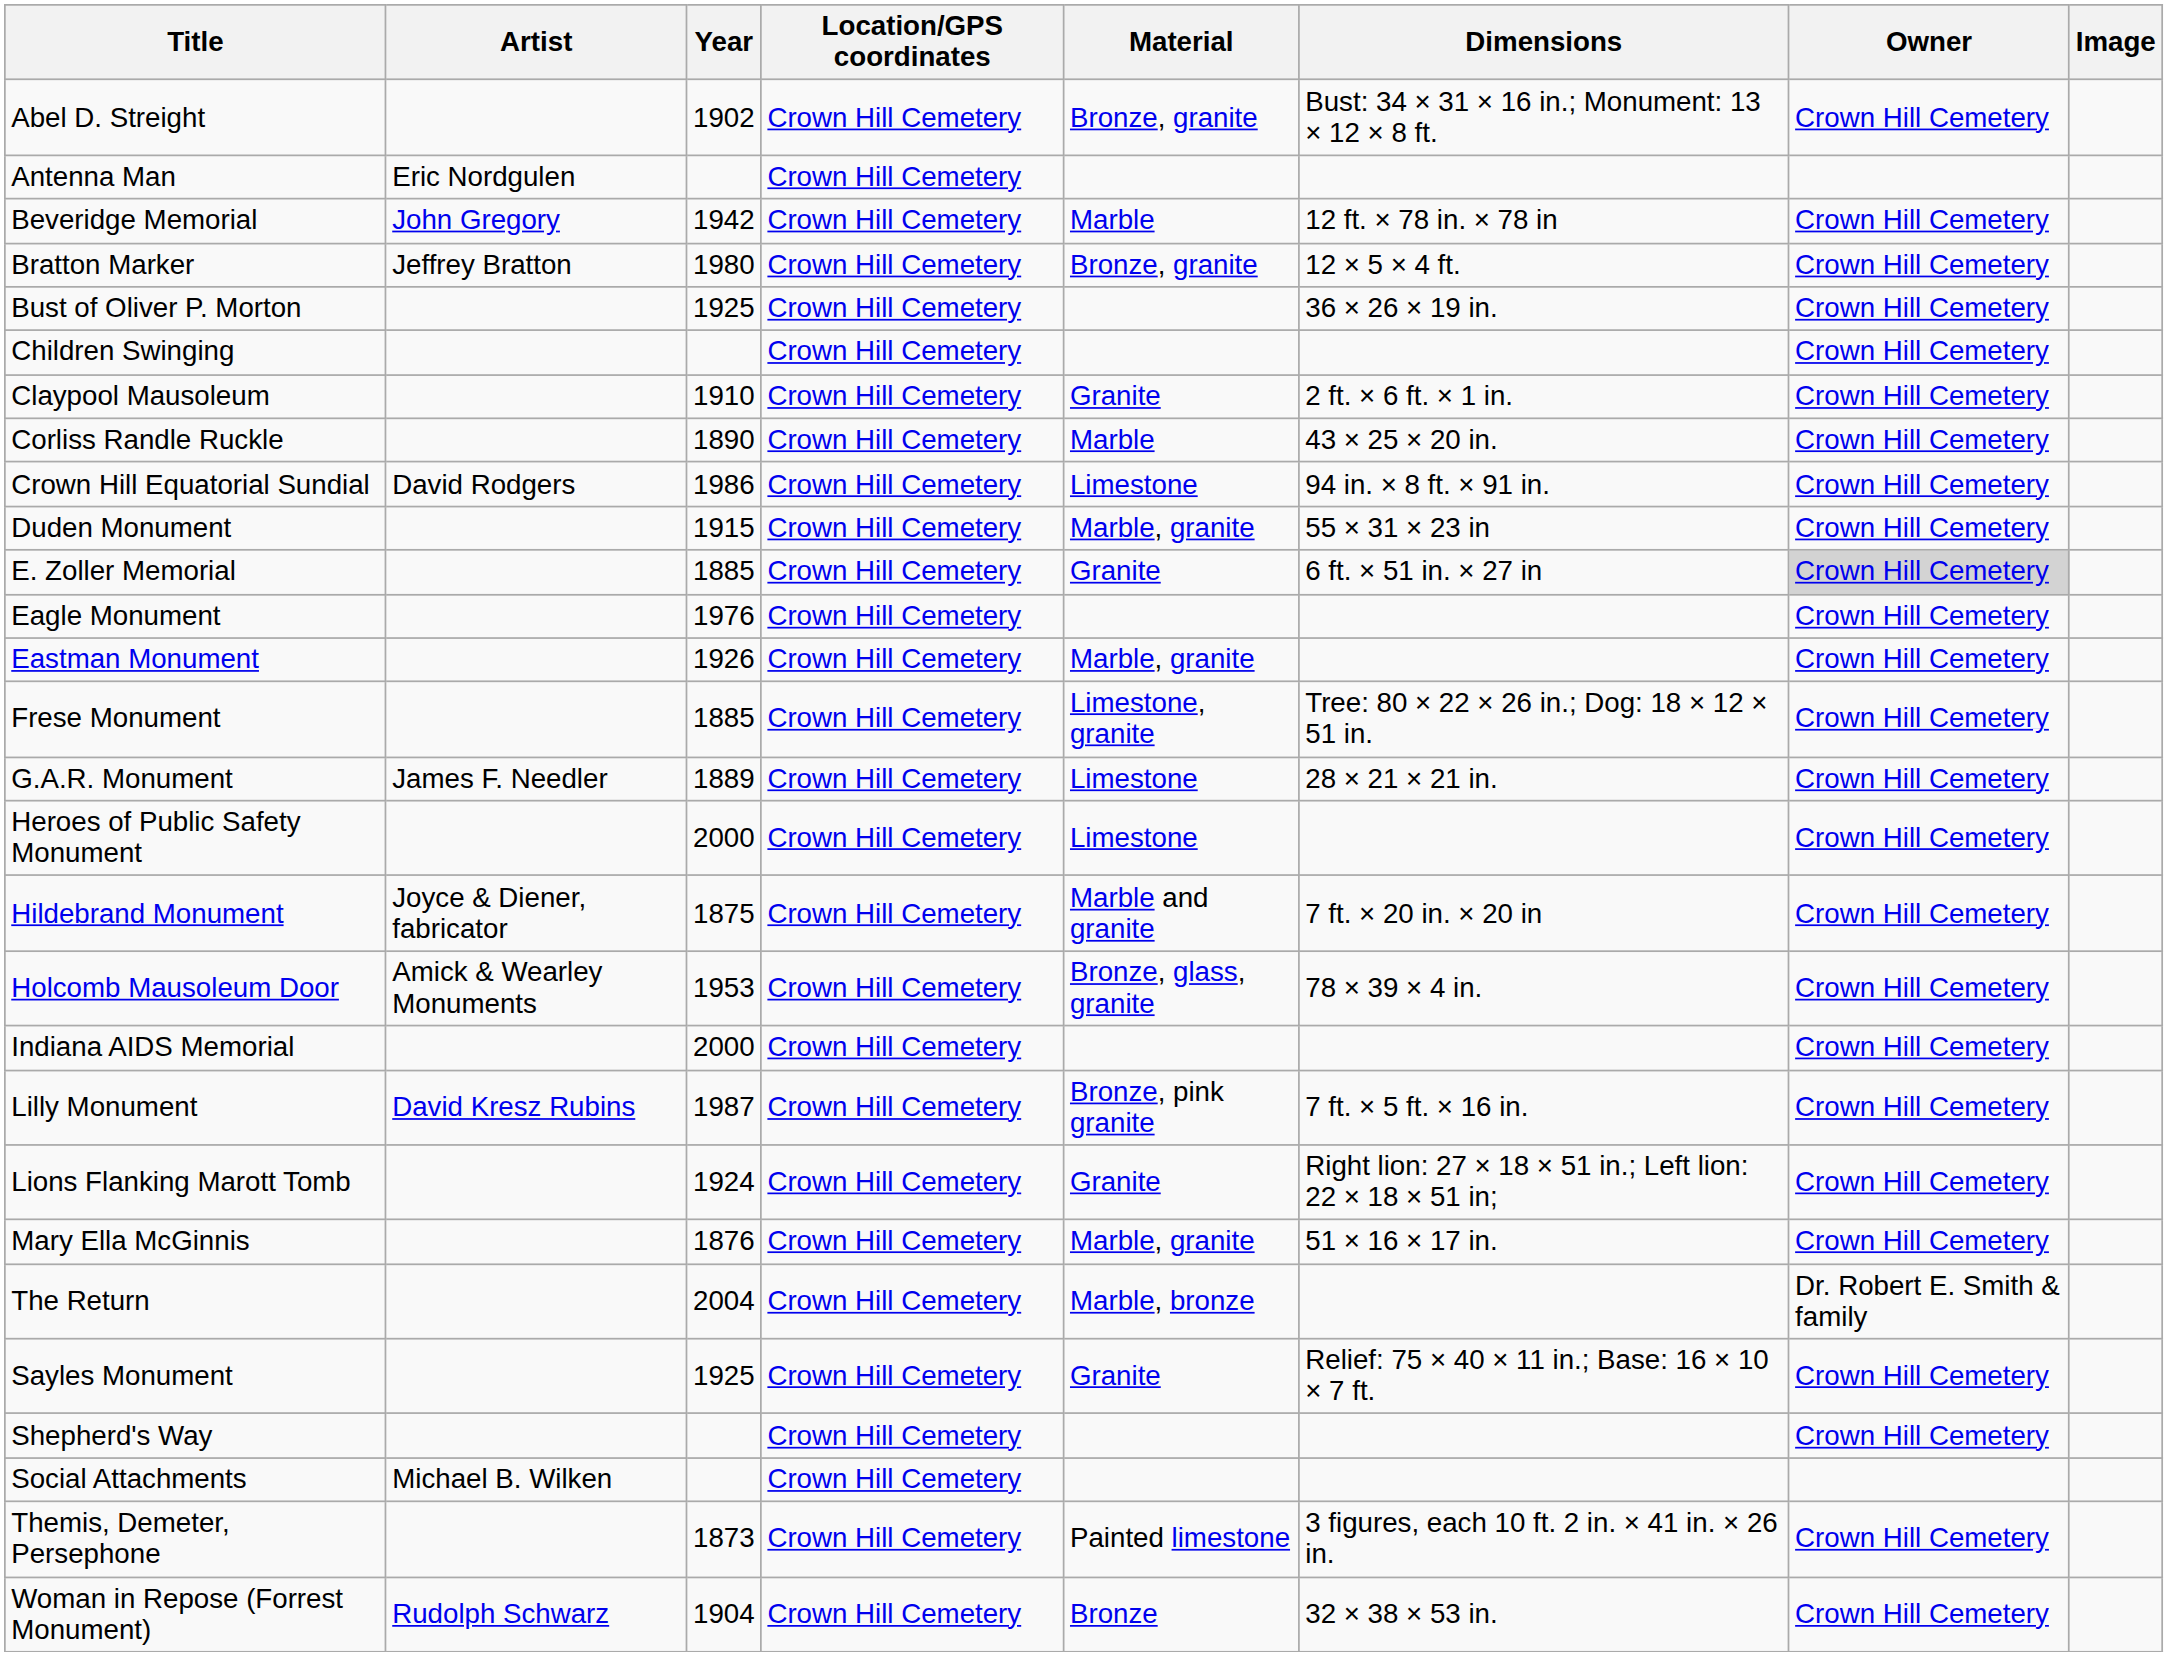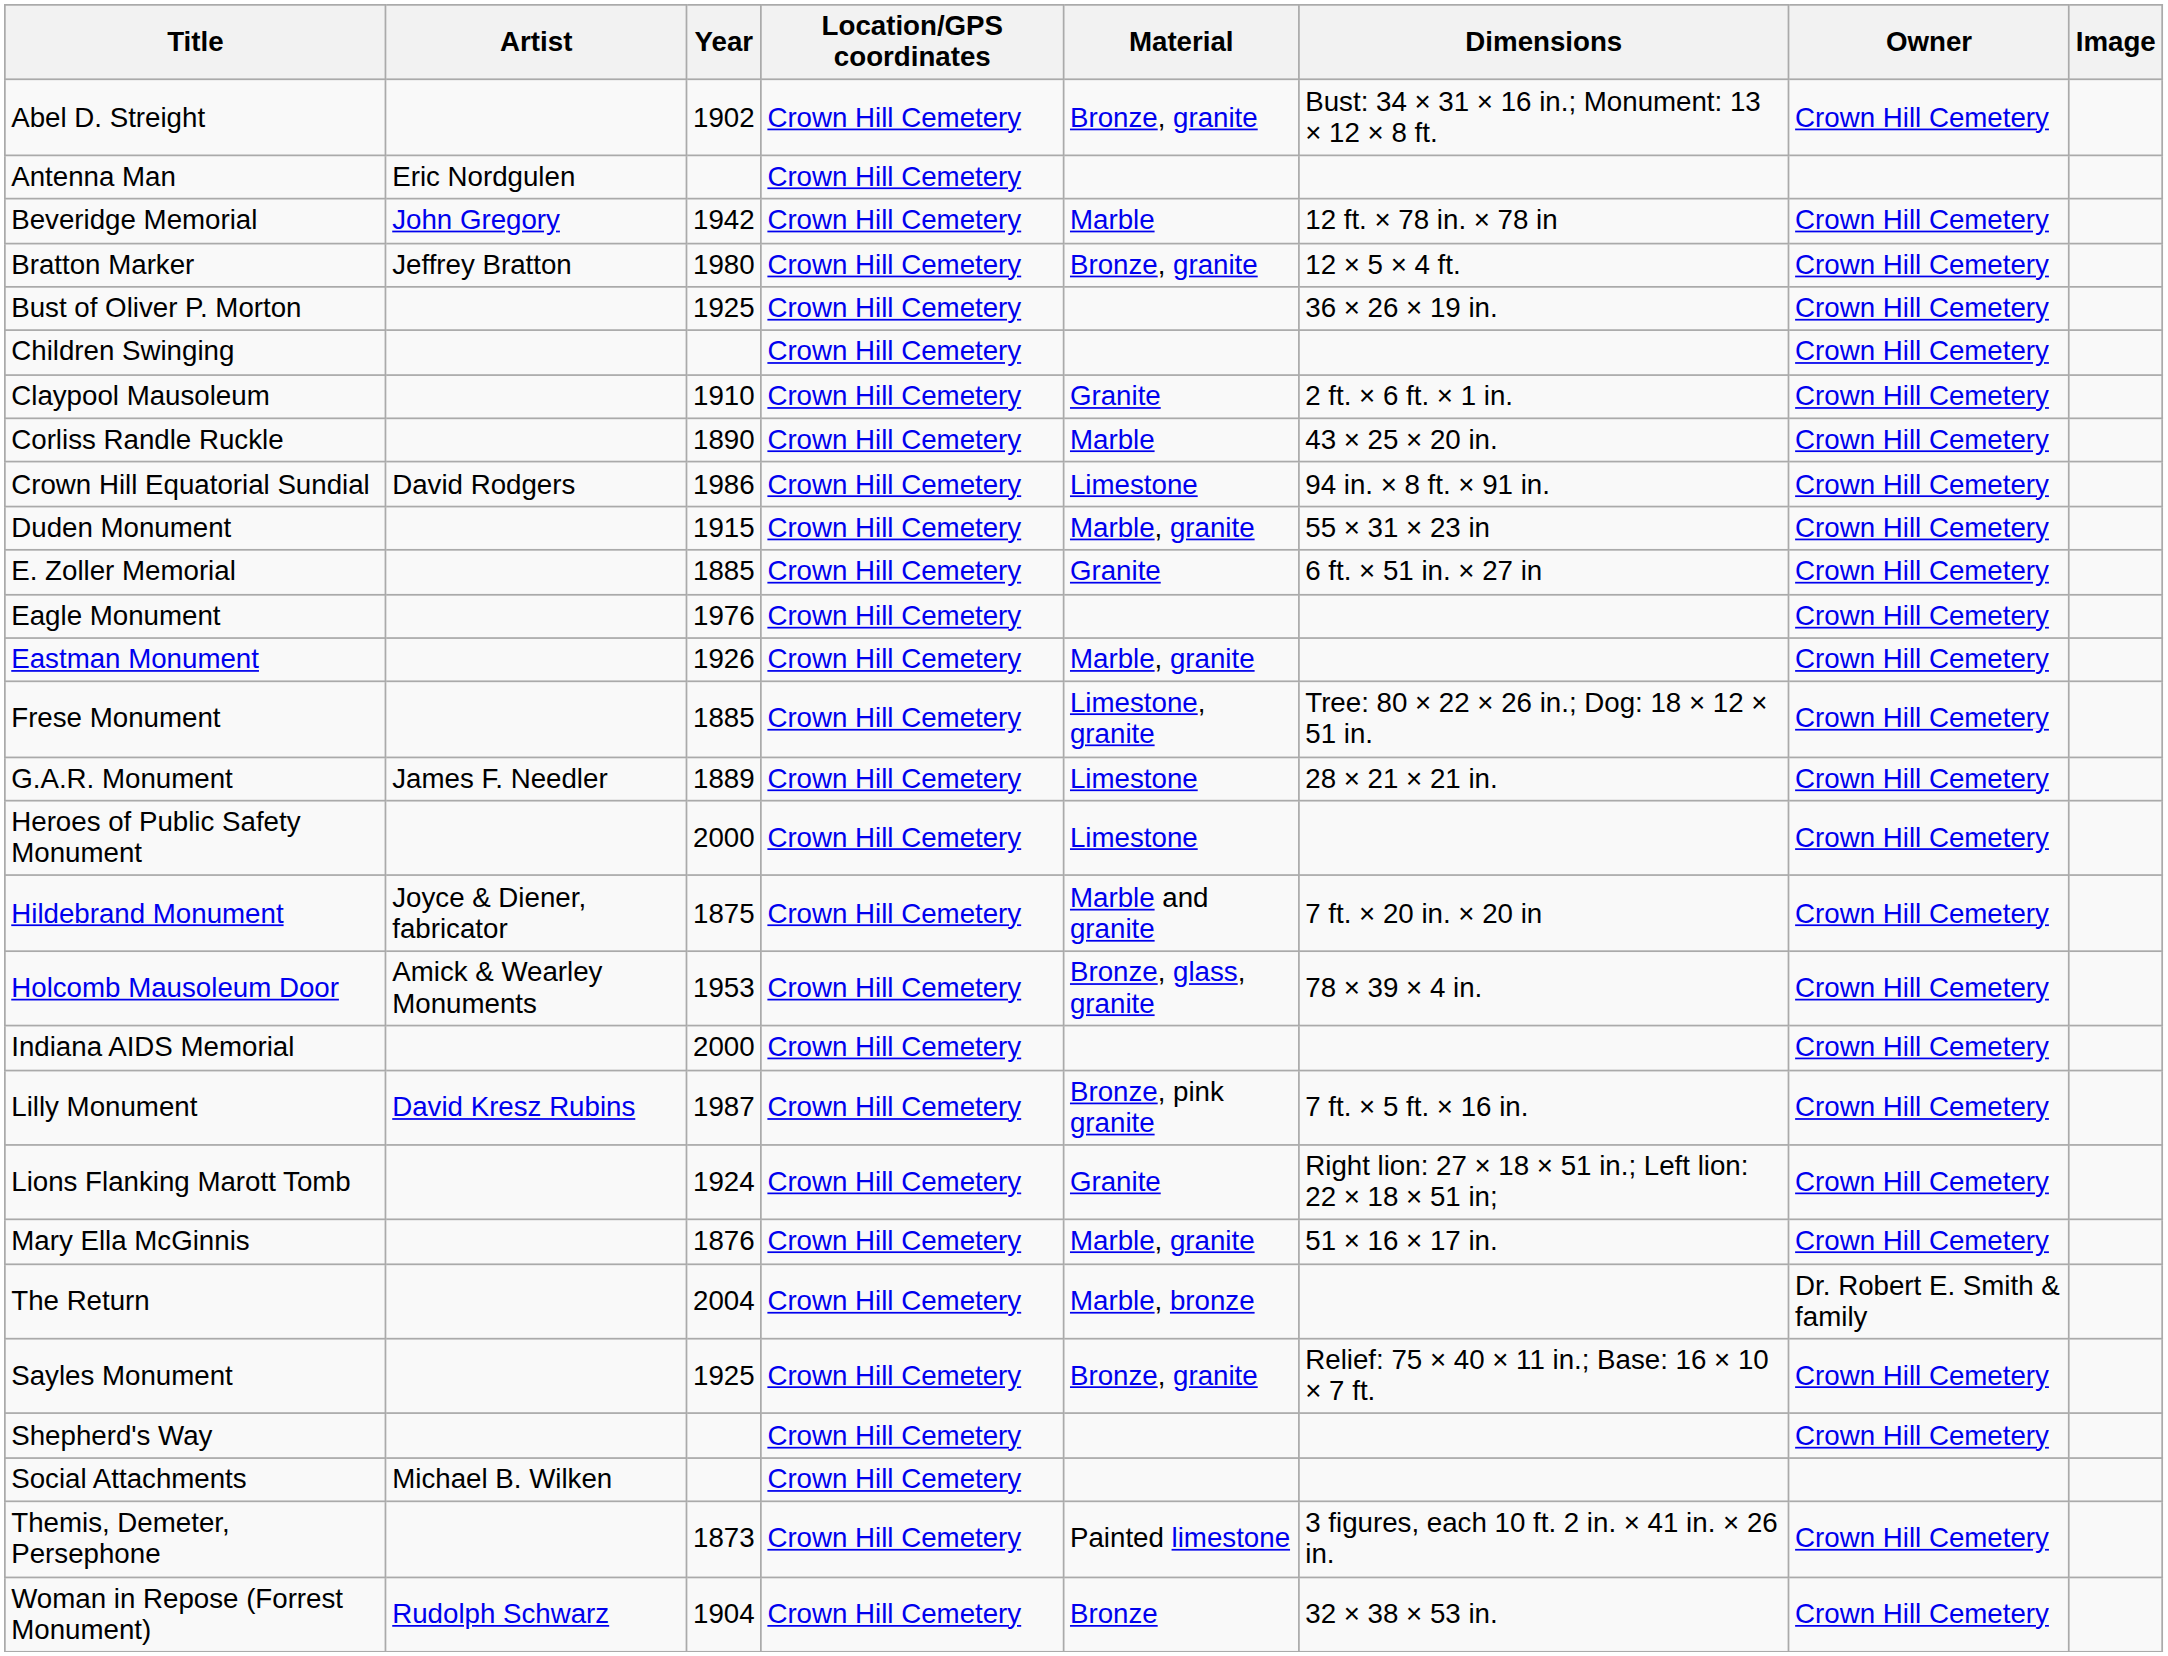(1922, 571) lightgrey background -> (1922, 571) no background
(1115, 1375) Granite -> (1164, 1375) Bronze, granite
